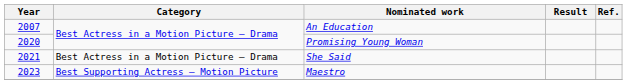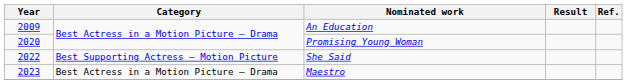(29, 27) 2007 -> (29, 27) 2009
(29, 57) 2021 -> (29, 57) 2022
(167, 57) Best Actress in a Motion Picture – Drama -> (167, 57) Best Supporting Actress – Motion Picture
(167, 72) Best Supporting Actress – Motion Picture -> (167, 72) Best Actress in a Motion Picture – Drama
